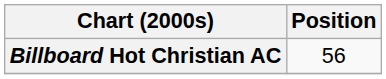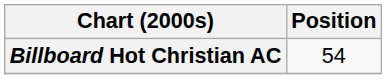(334, 55) 56 -> (334, 55) 54
